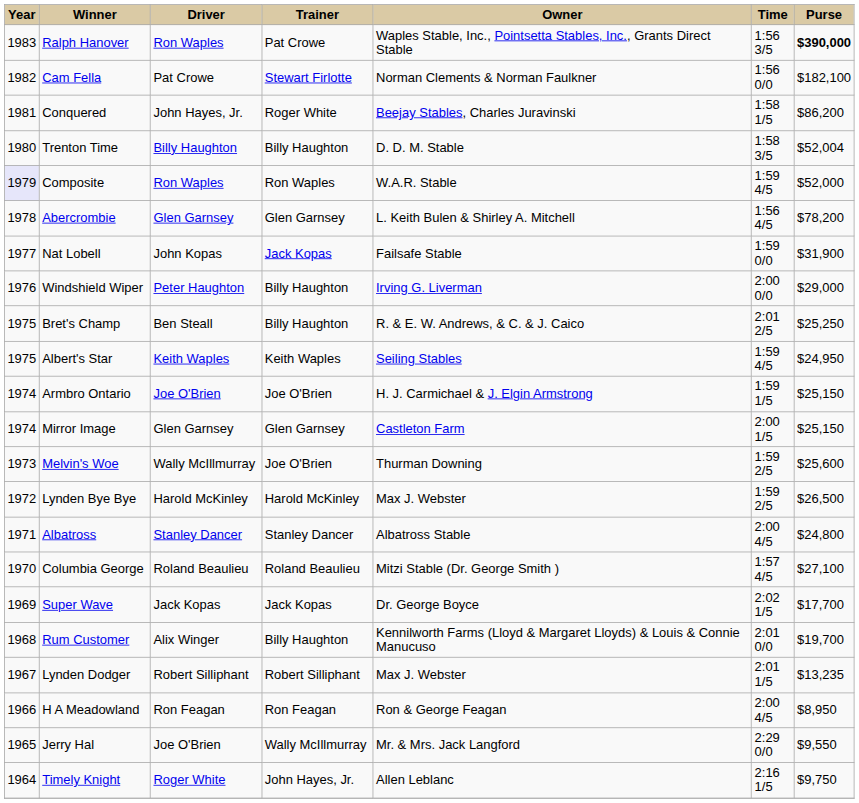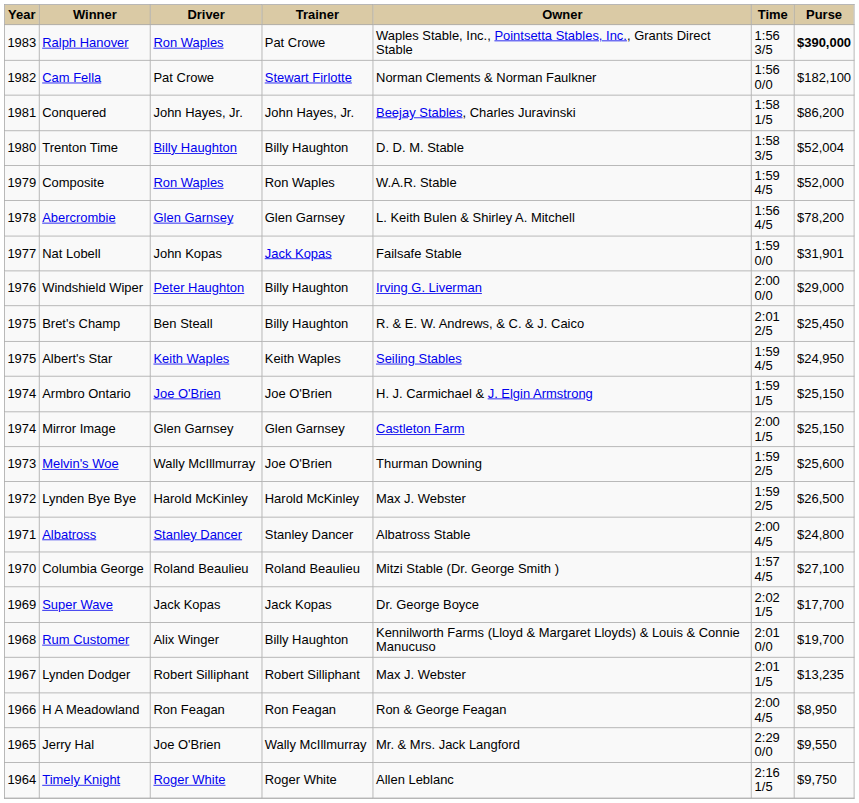(301, 112) Roger White -> (309, 112) John Hayes, Jr.
(22, 183) lavender background -> (22, 183) no background
(820, 253) $31,900 -> (820, 253) $31,901
(820, 323) $25,250 -> (820, 323) $25,450
(309, 780) John Hayes, Jr. -> (301, 780) Roger White
